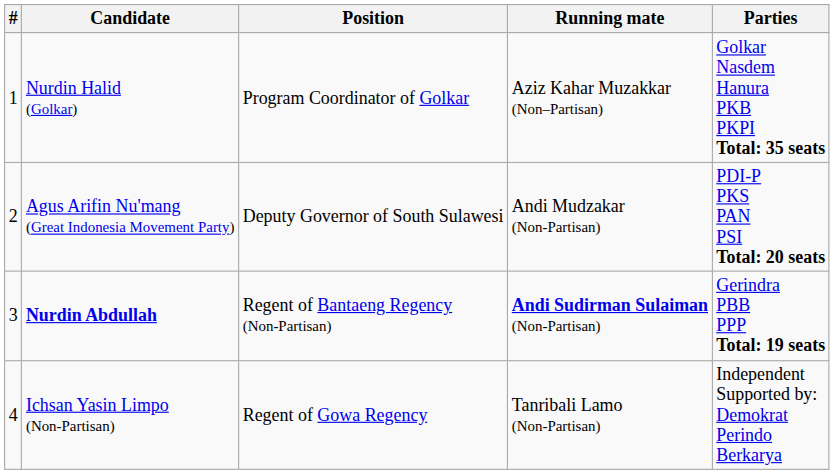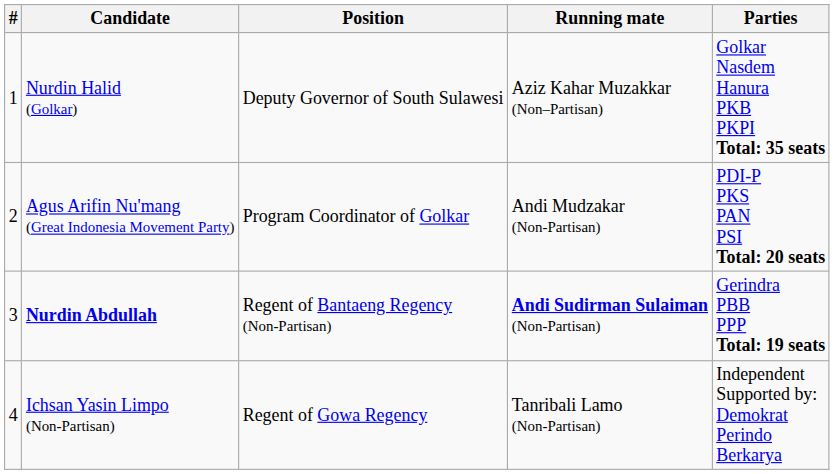(356, 97) Program Coordinator of Golkar -> (373, 97) Deputy Governor of South Sulawesi
(373, 216) Deputy Governor of South Sulawesi -> (356, 216) Program Coordinator of Golkar
